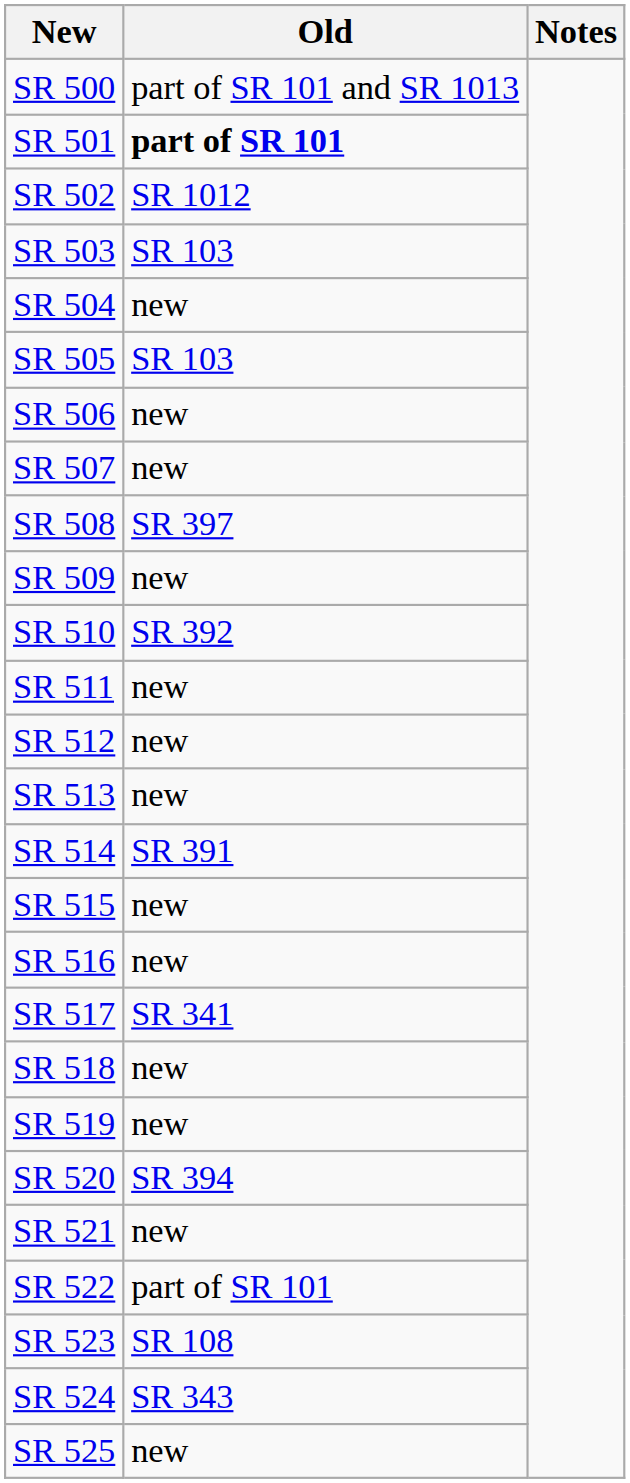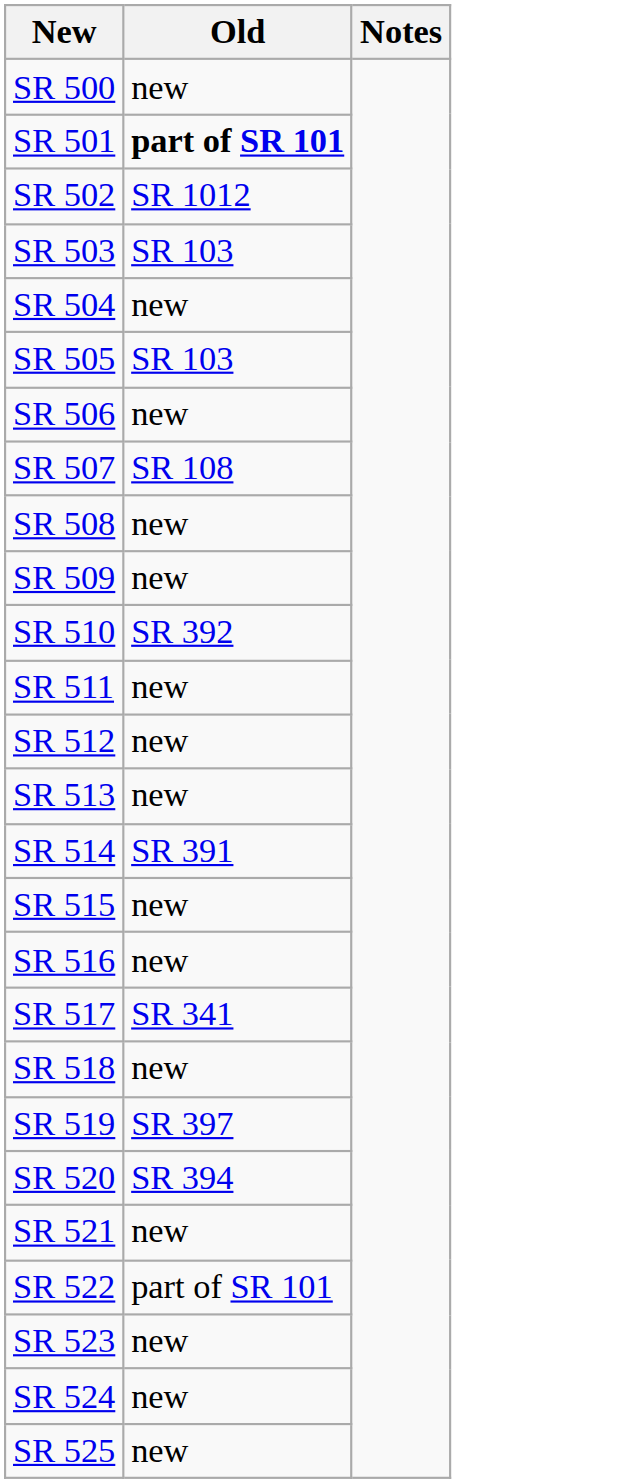(325, 86) part of SR 101 and SR 1013 -> (160, 86) new
(160, 468) new -> (182, 468) SR 108
(182, 522) SR 397 -> (160, 522) new
(160, 1122) new -> (182, 1122) SR 397
(182, 1341) SR 108 -> (160, 1341) new
(182, 1395) SR 343 -> (160, 1395) new
